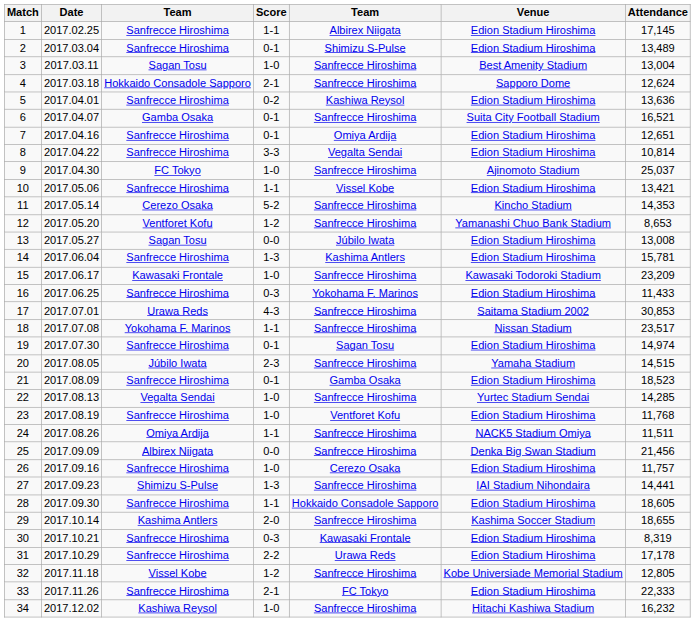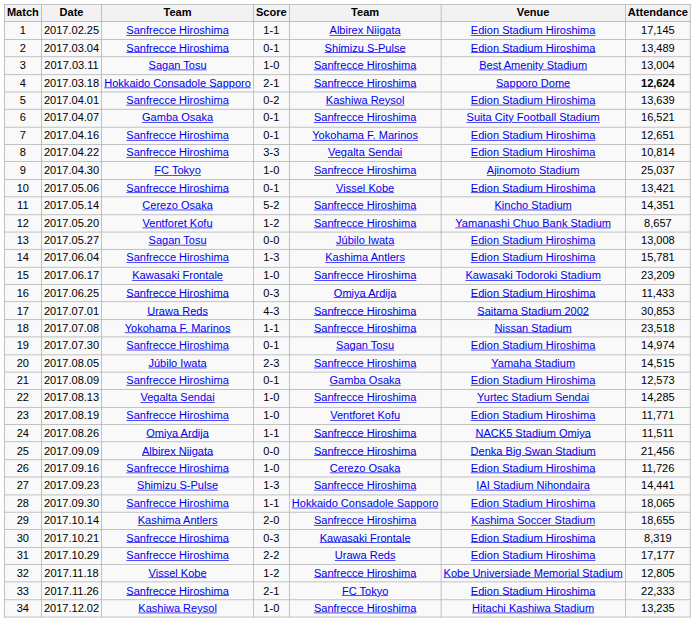(658, 83) normal -> (658, 83) bold
(658, 100) 13,636 -> (658, 100) 13,639
(365, 135) Omiya Ardija -> (365, 135) Yokohama F. Marinos
(271, 188) 1-1 -> (271, 188) 0-1
(658, 205) 14,353 -> (658, 205) 14,351
(658, 223) 8,653 -> (658, 223) 8,657
(365, 293) Yokohama F. Marinos -> (365, 293) Omiya Ardija
(658, 328) 23,517 -> (658, 328) 23,518
(658, 380) 18,523 -> (658, 380) 12,573
(658, 415) 11,768 -> (658, 415) 11,771
(658, 468) 11,757 -> (658, 468) 11,726
(658, 503) 18,605 -> (658, 503) 18,065
(658, 556) 17,178 -> (658, 556) 17,177
(658, 608) 16,232 -> (658, 608) 13,235
